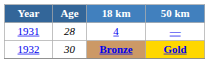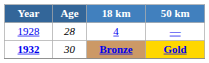(29, 31) 1931 -> (29, 31) 1928
(29, 49) normal -> (29, 49) bold
